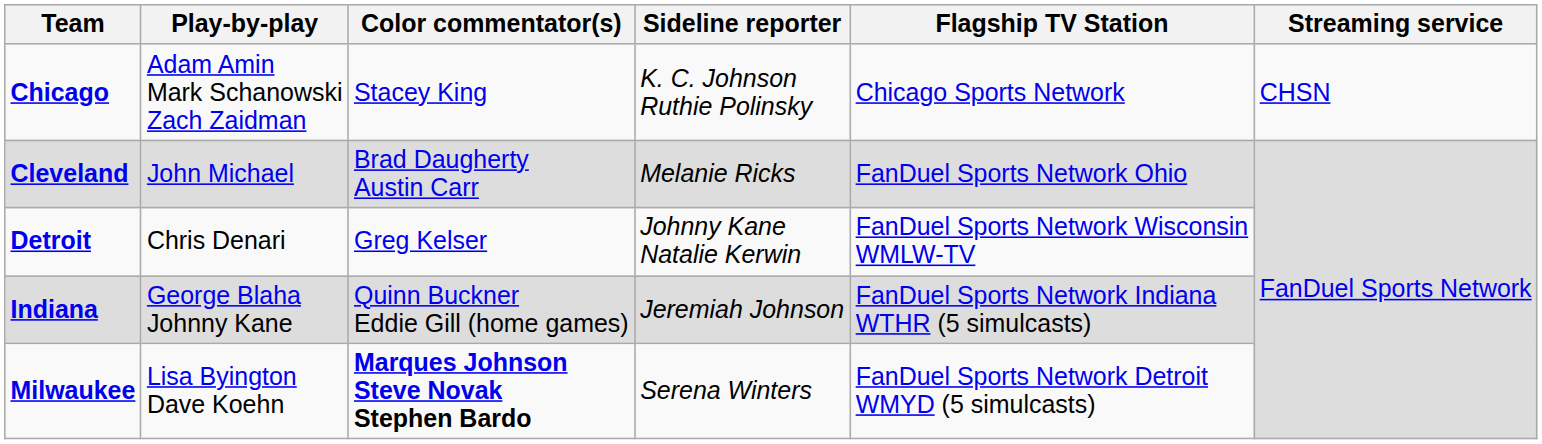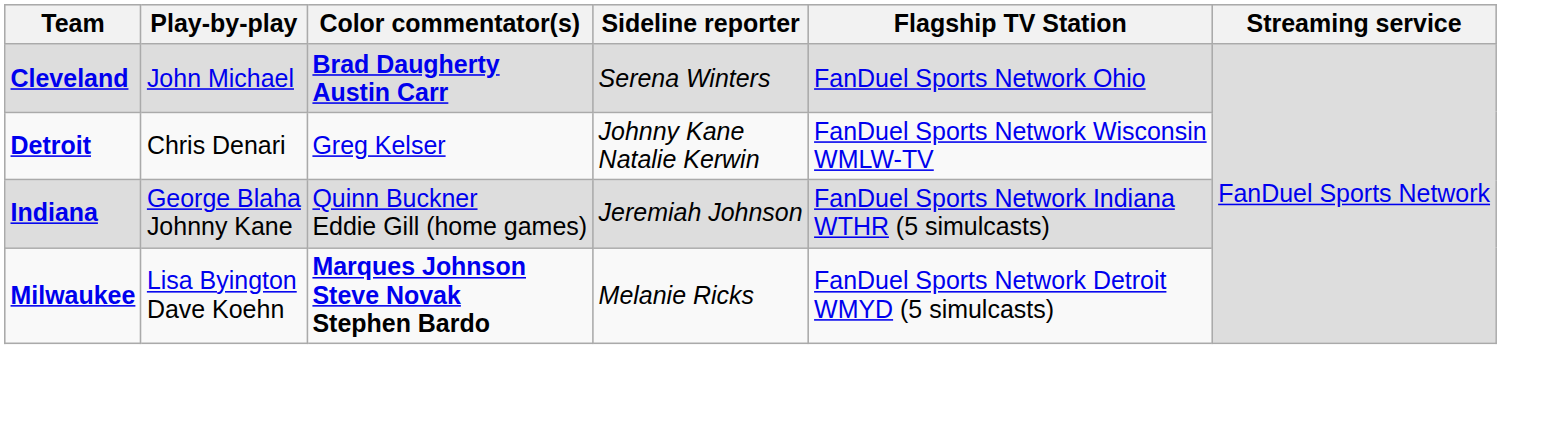- row: (60, 91)
(441, 173) normal -> (406, 77) bold
(718, 173) Melanie Ricks -> (685, 77) Serena Winters
(726, 390) Serena Winters -> (676, 294) Melanie Ricks
